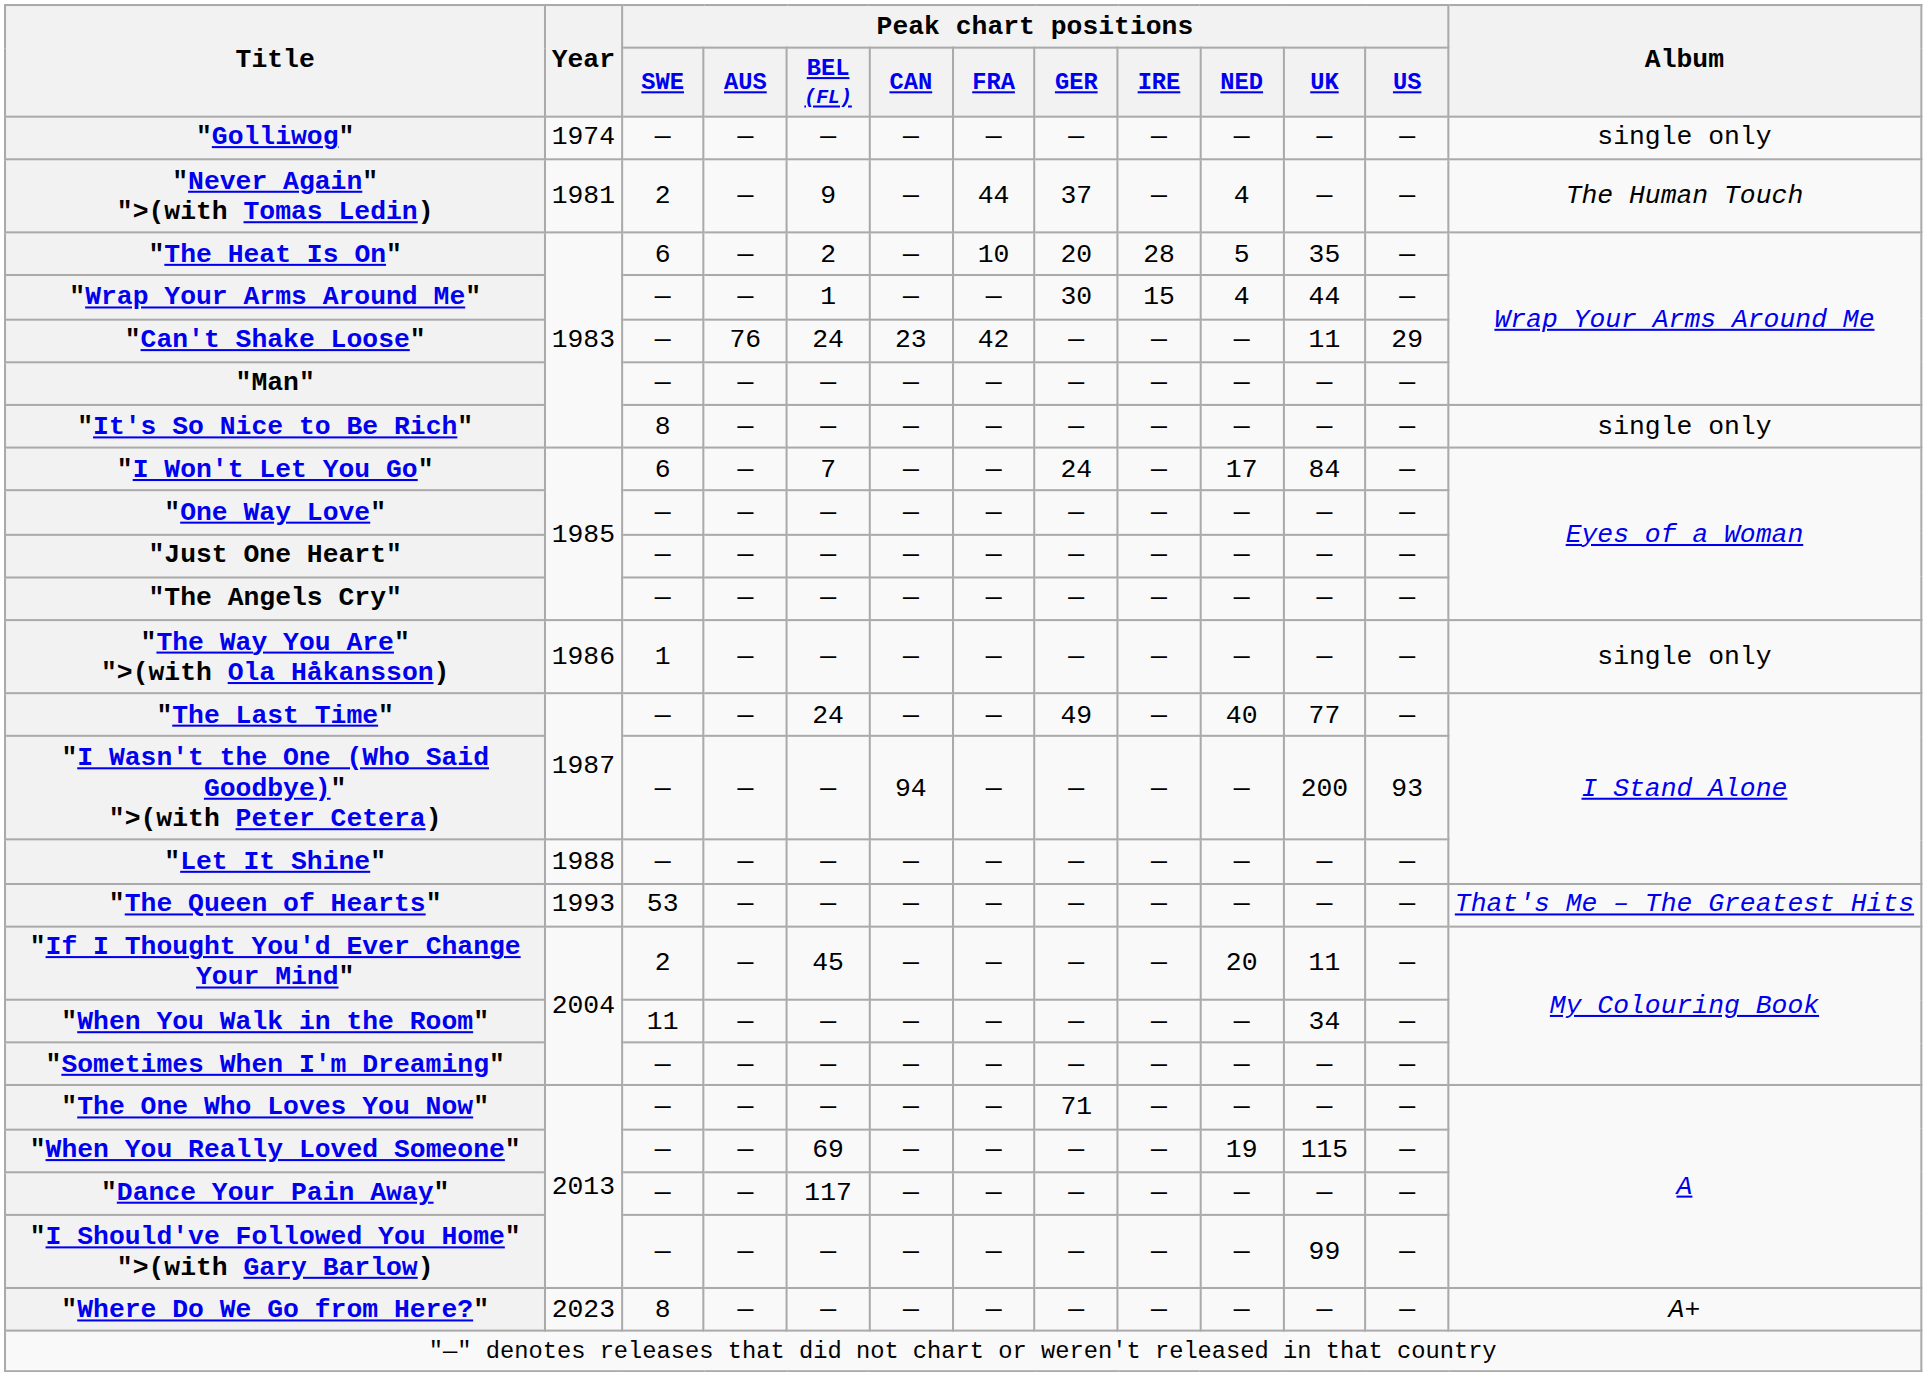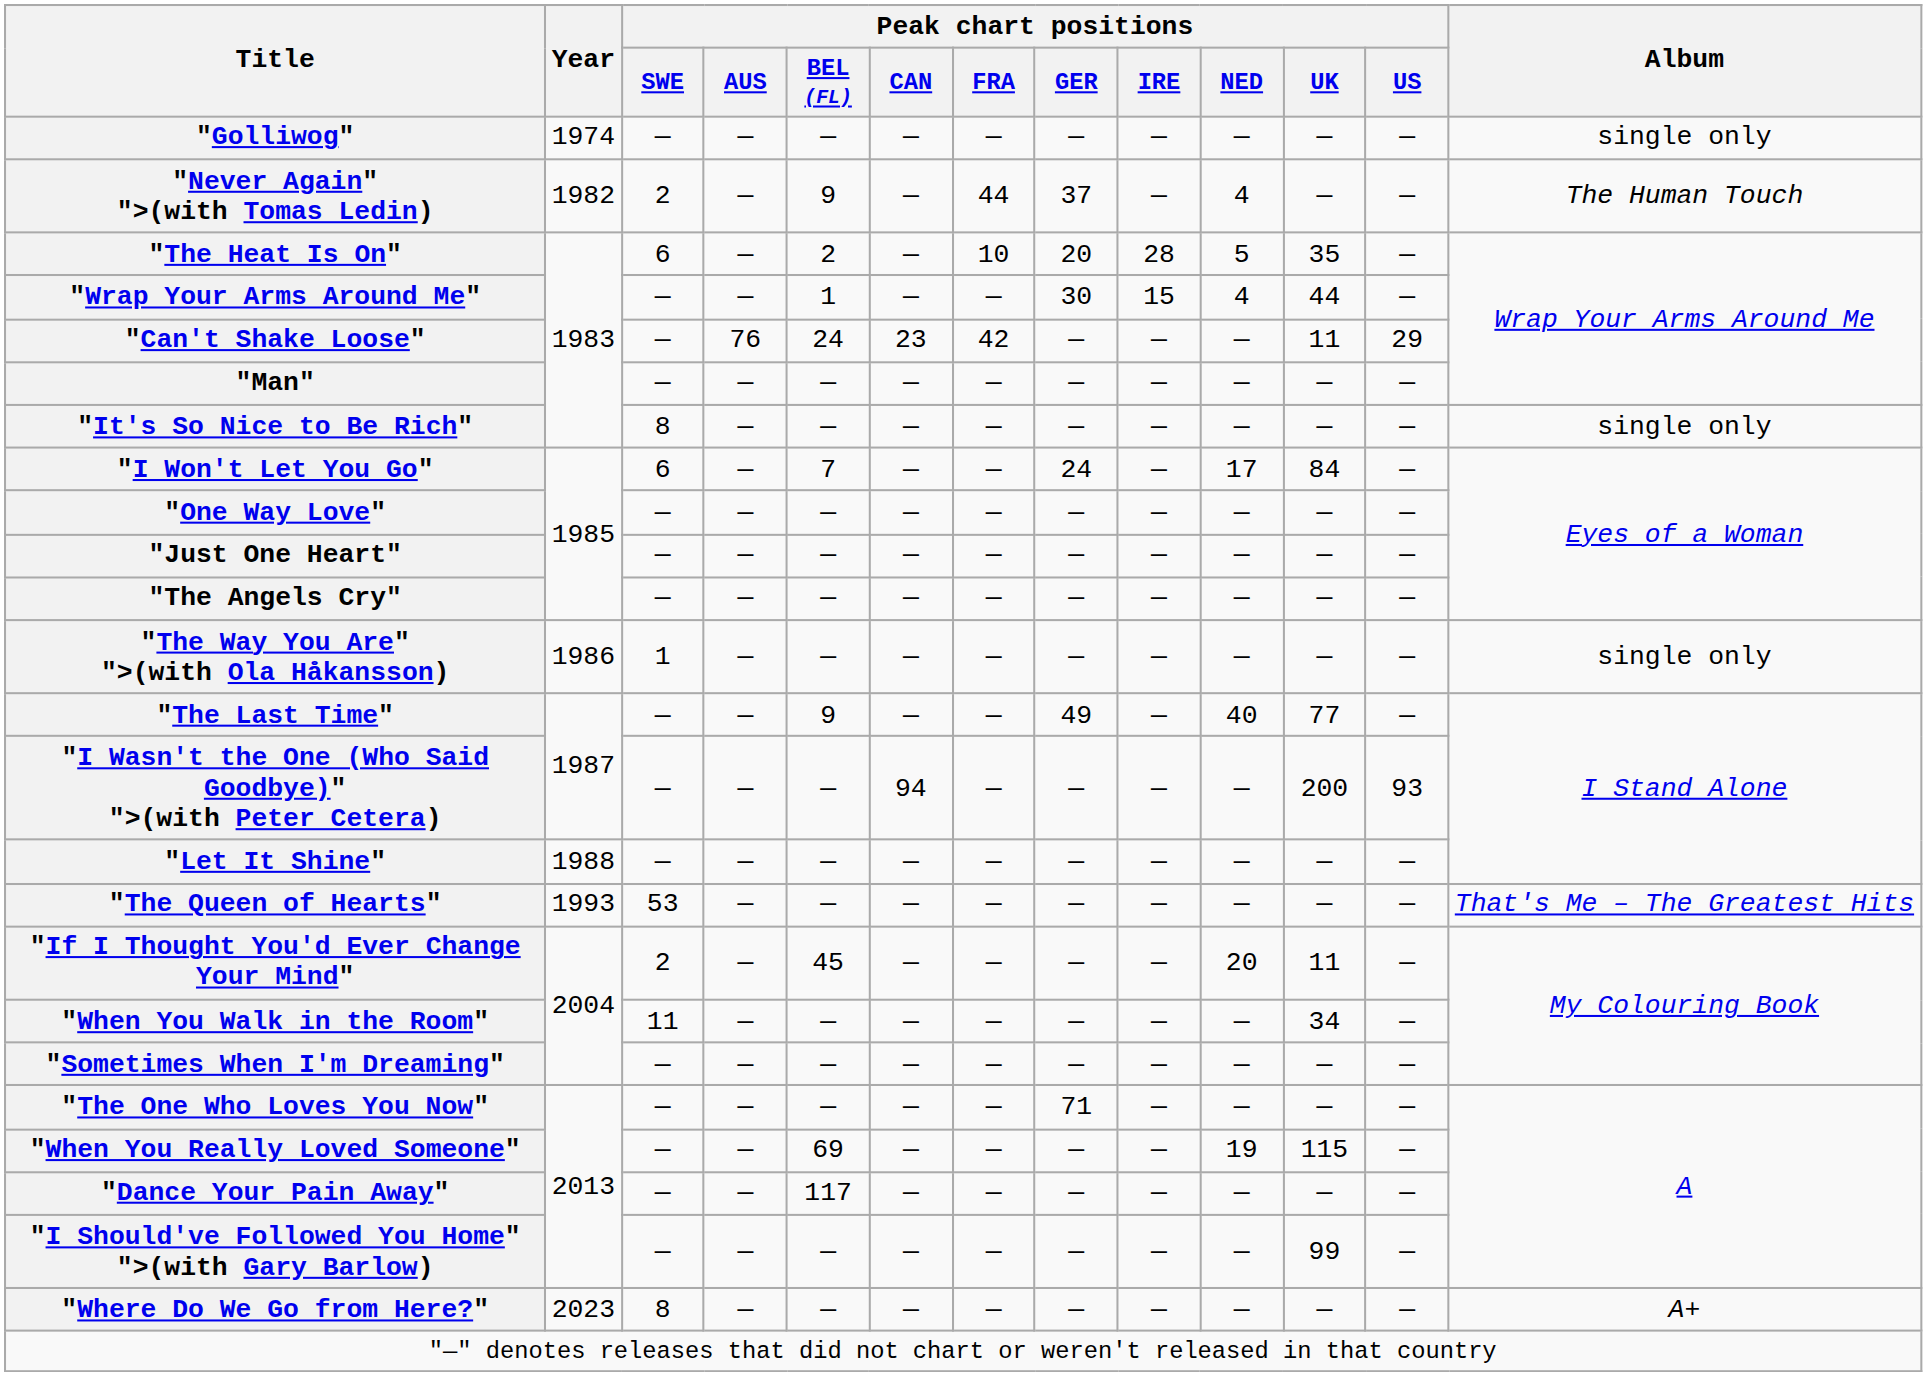(583, 196) 1981 -> (583, 196) 1982
(828, 715) 24 -> (828, 715) 9
